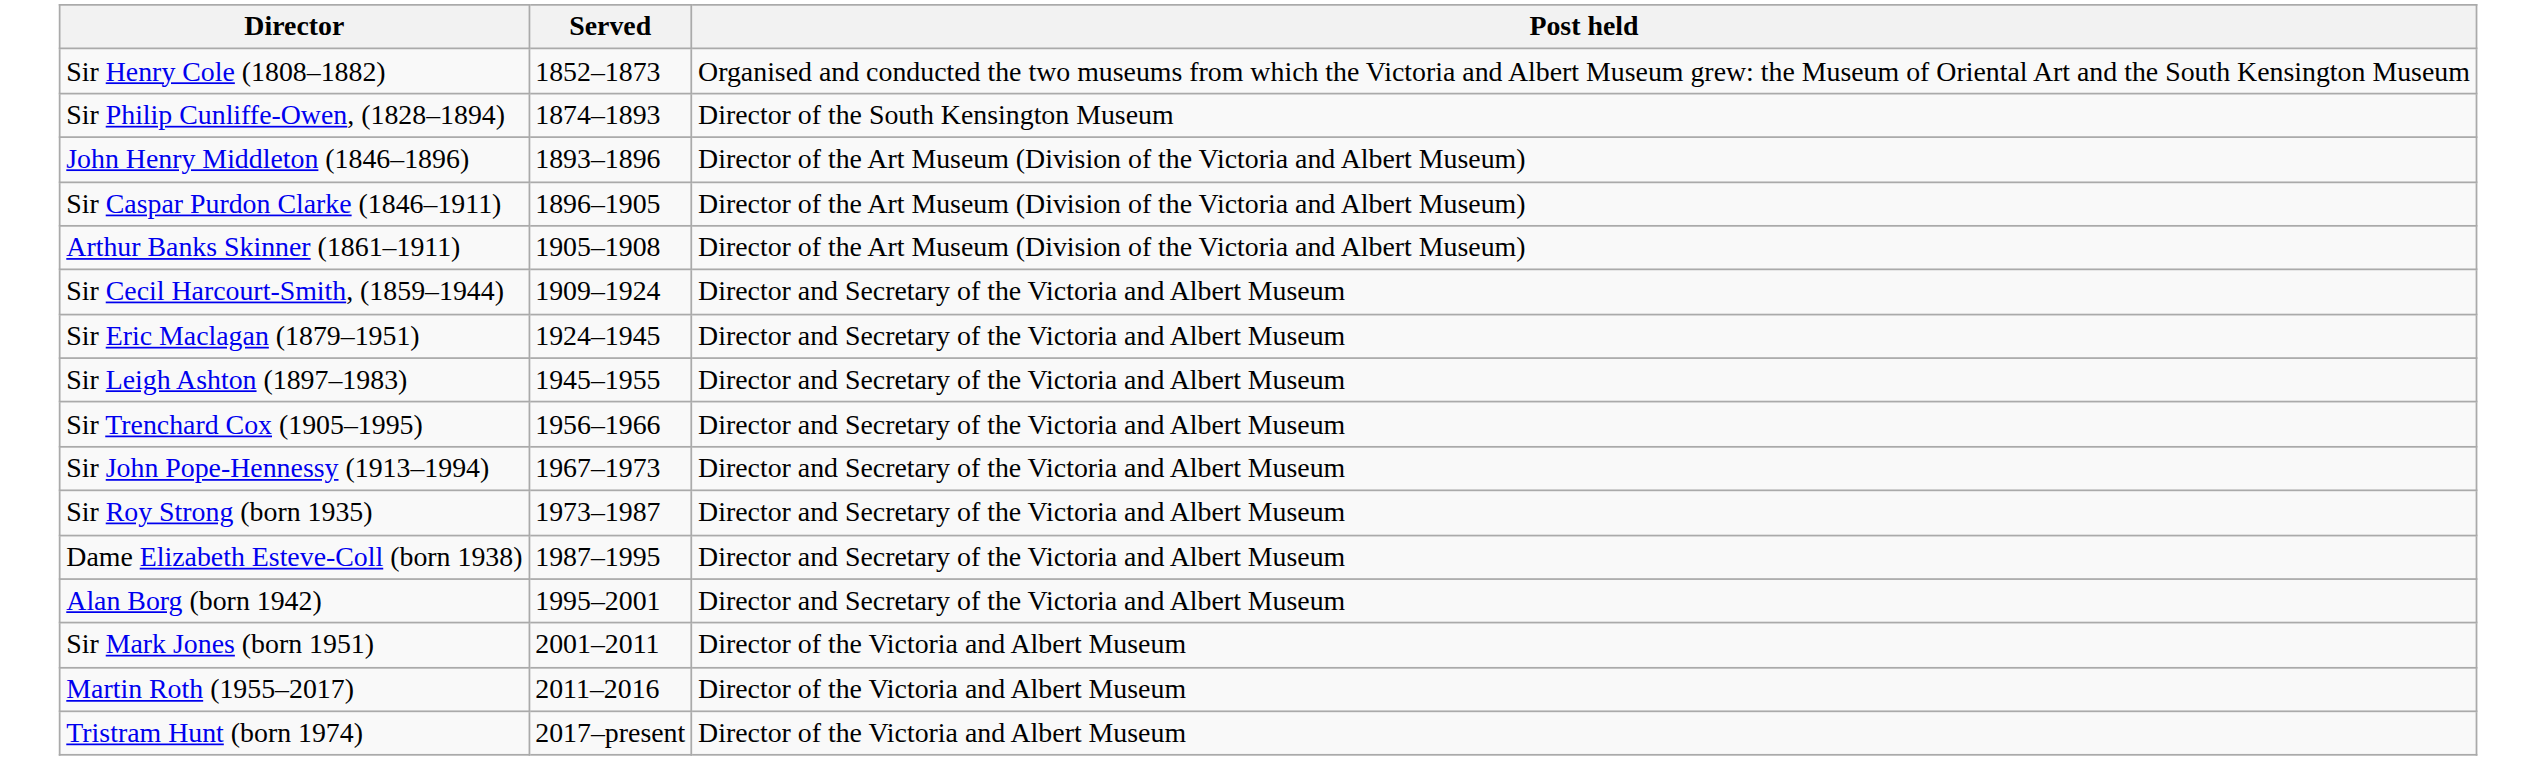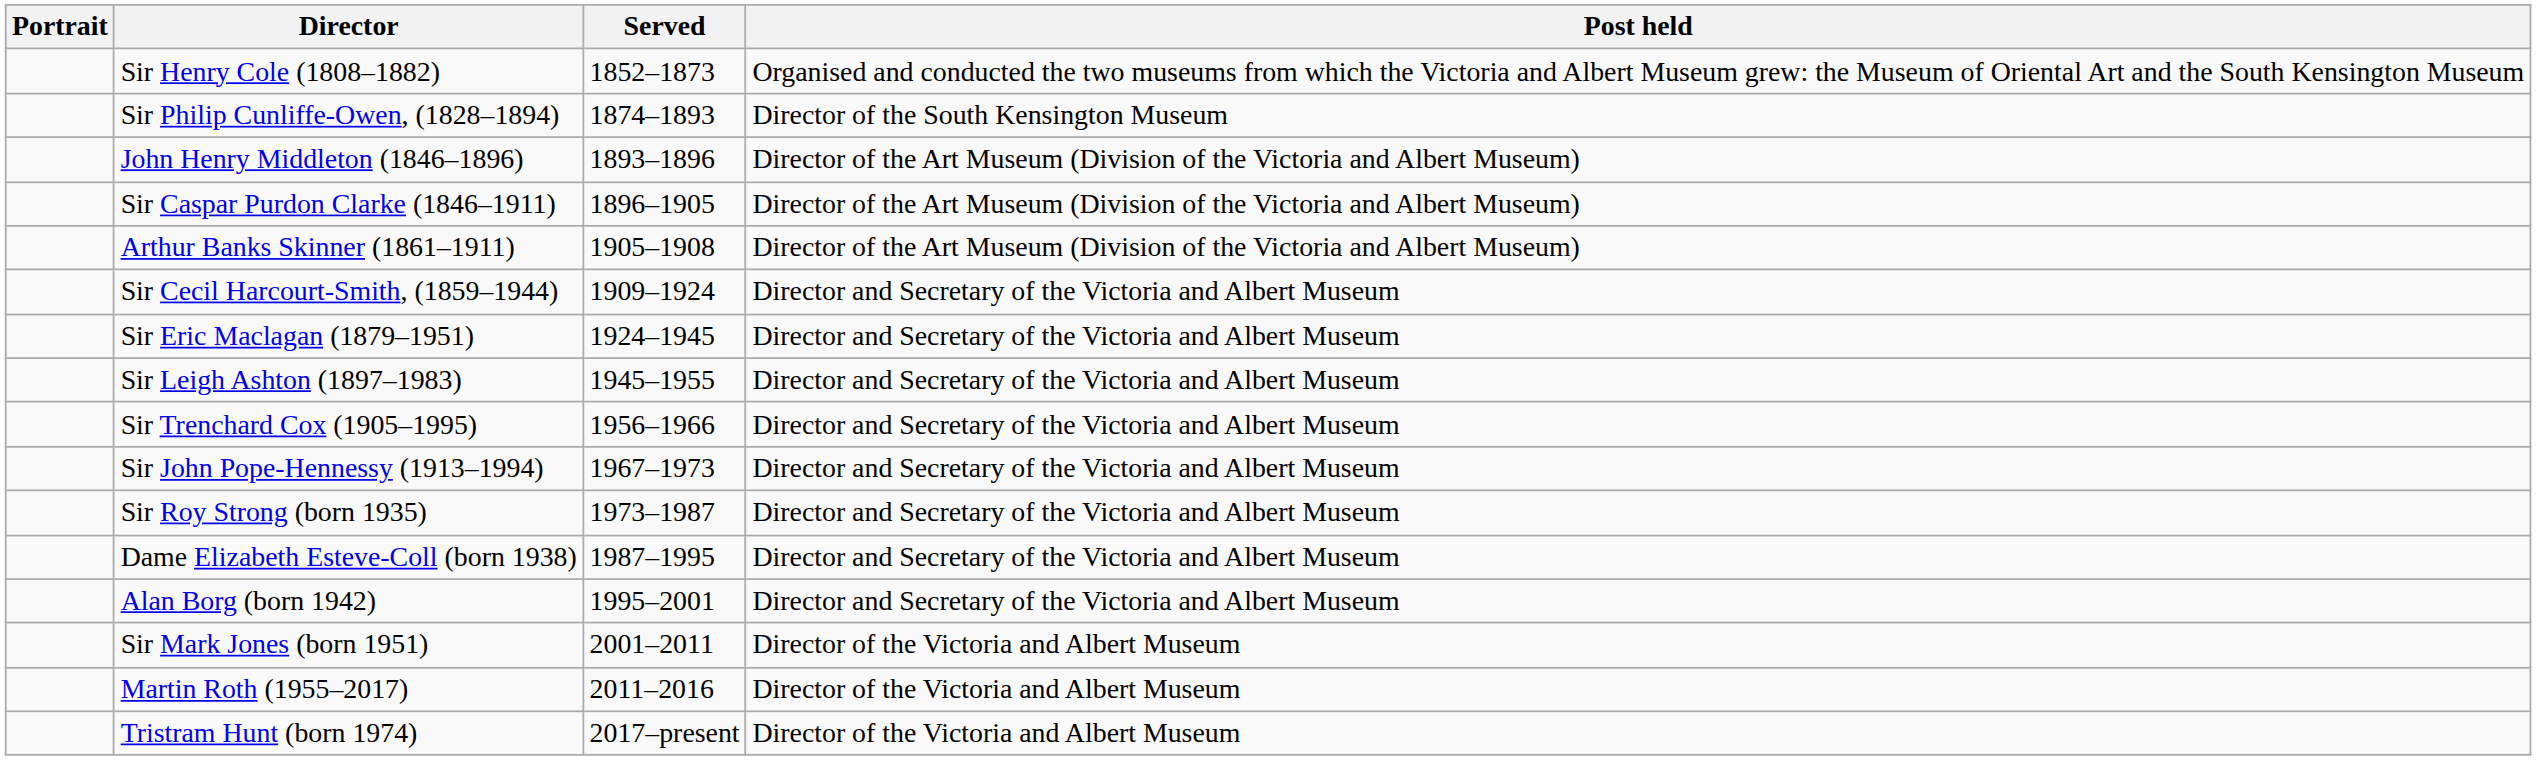+ column: (60, 26)
